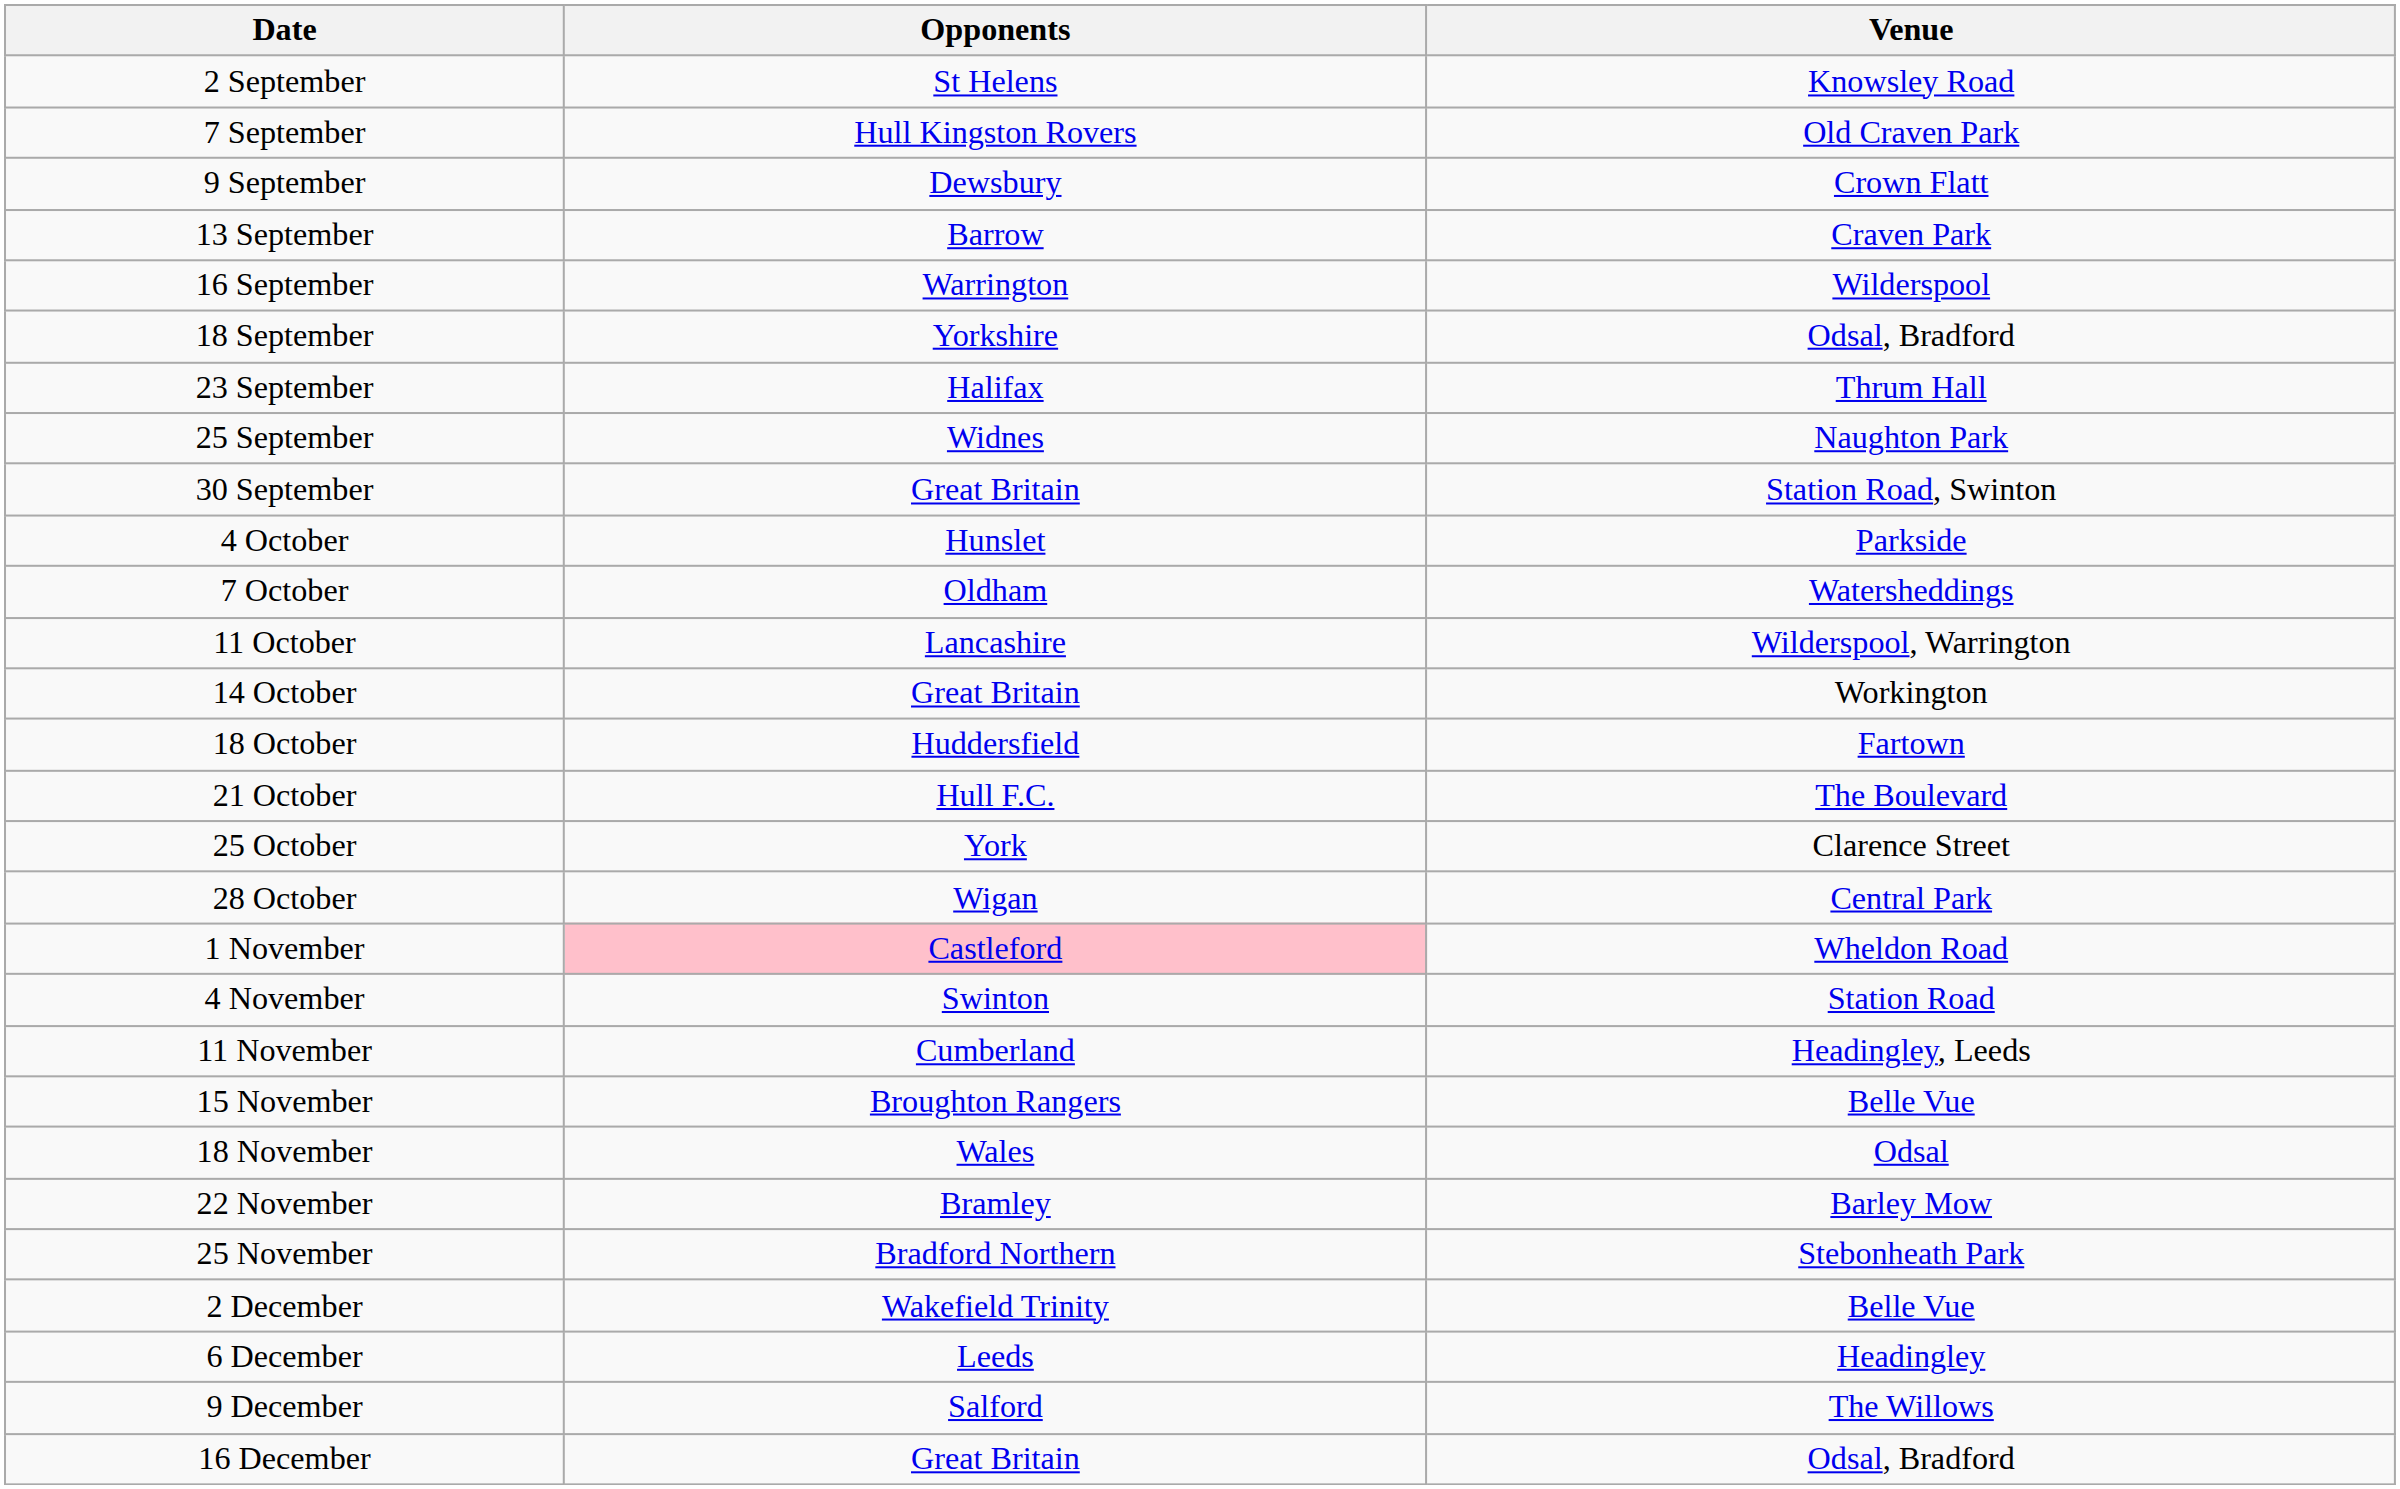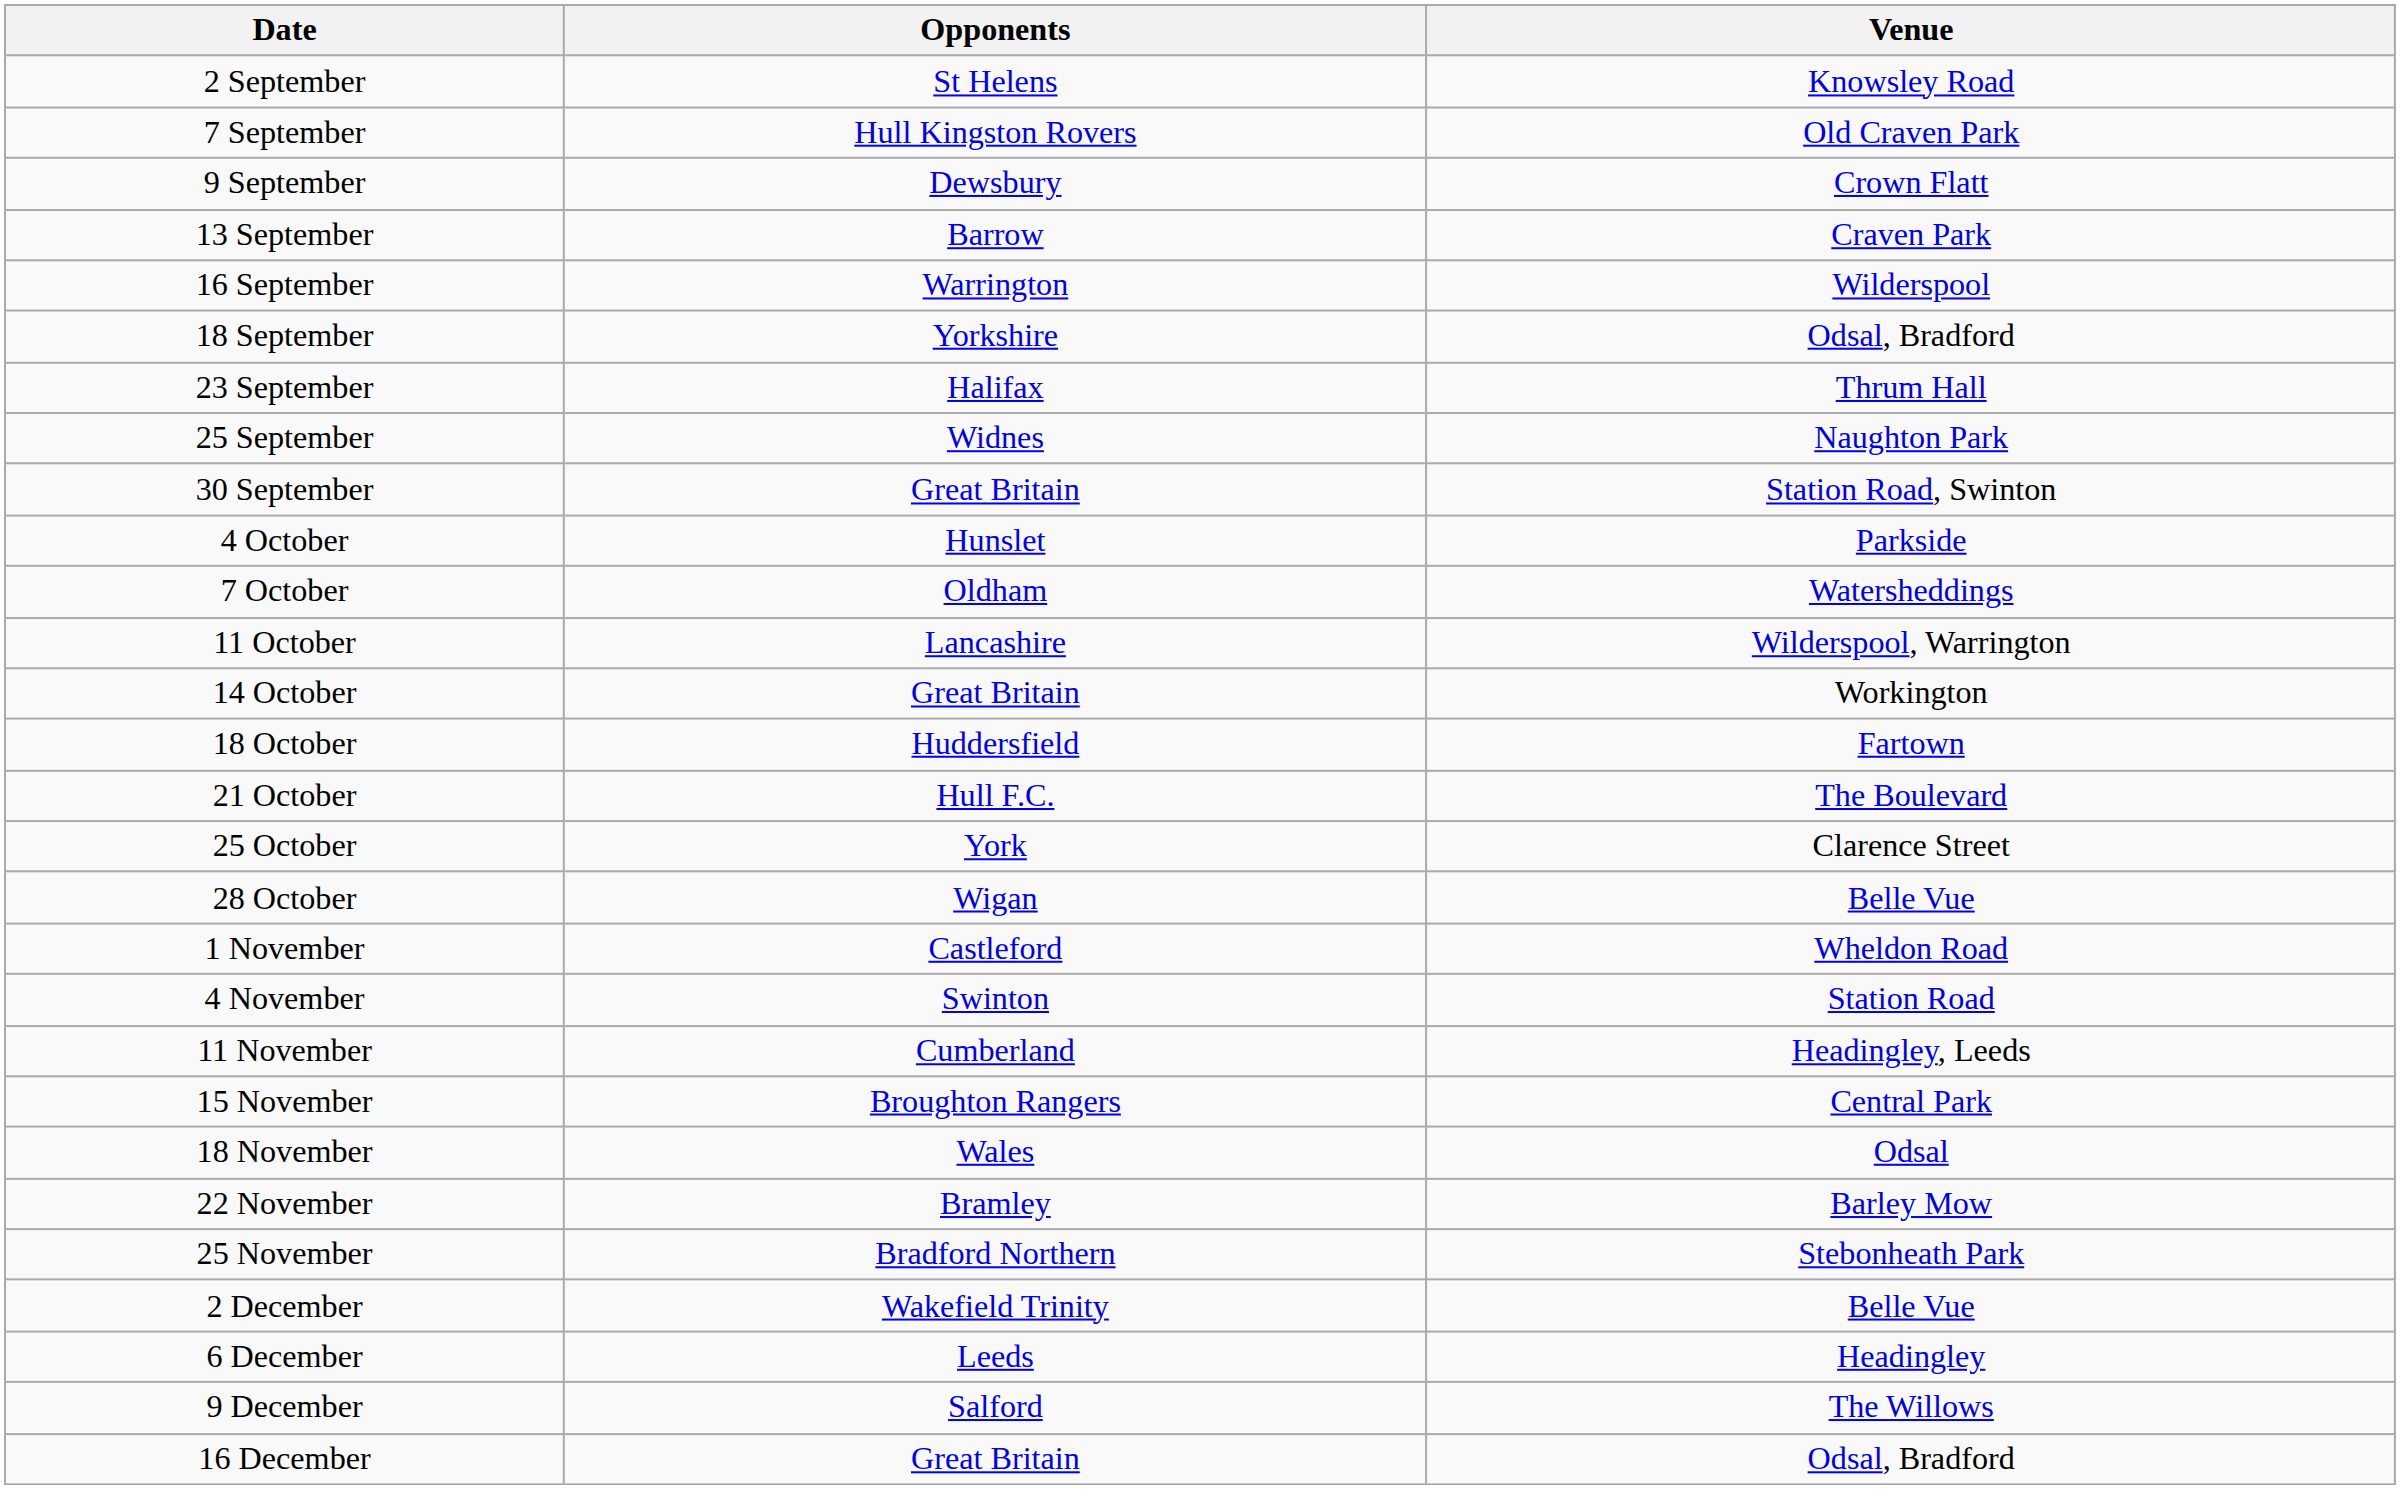(1911, 897) Central Park -> (1911, 897) Belle Vue
(995, 948) pink background -> (995, 948) no background
(1911, 1101) Belle Vue -> (1911, 1101) Central Park
